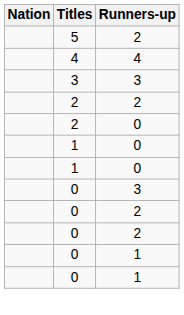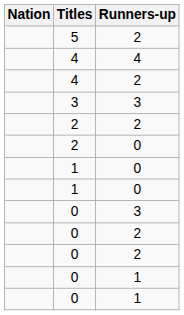+ row: (75, 80)
